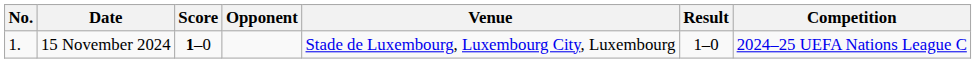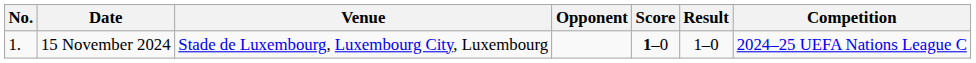columns swapped: (490, 17) <-> (198, 17)
